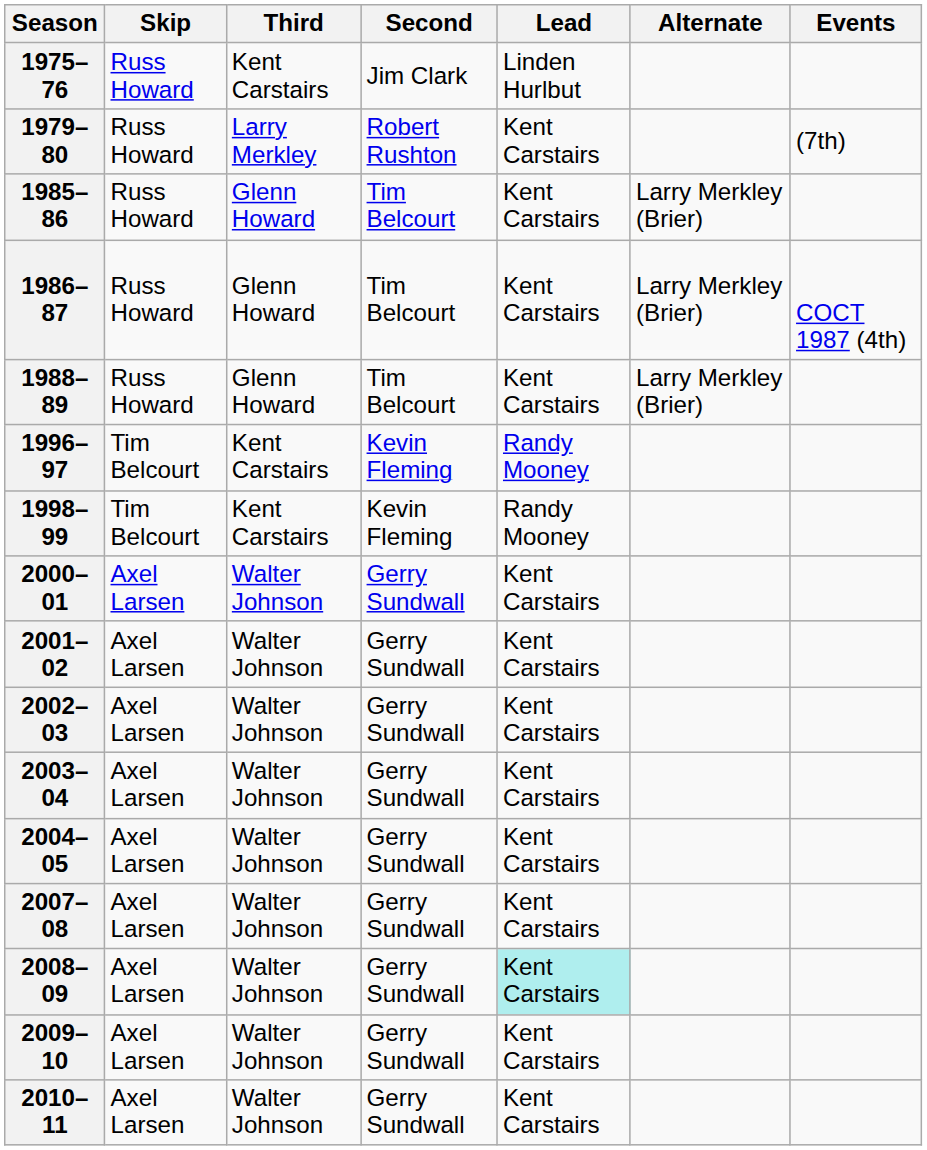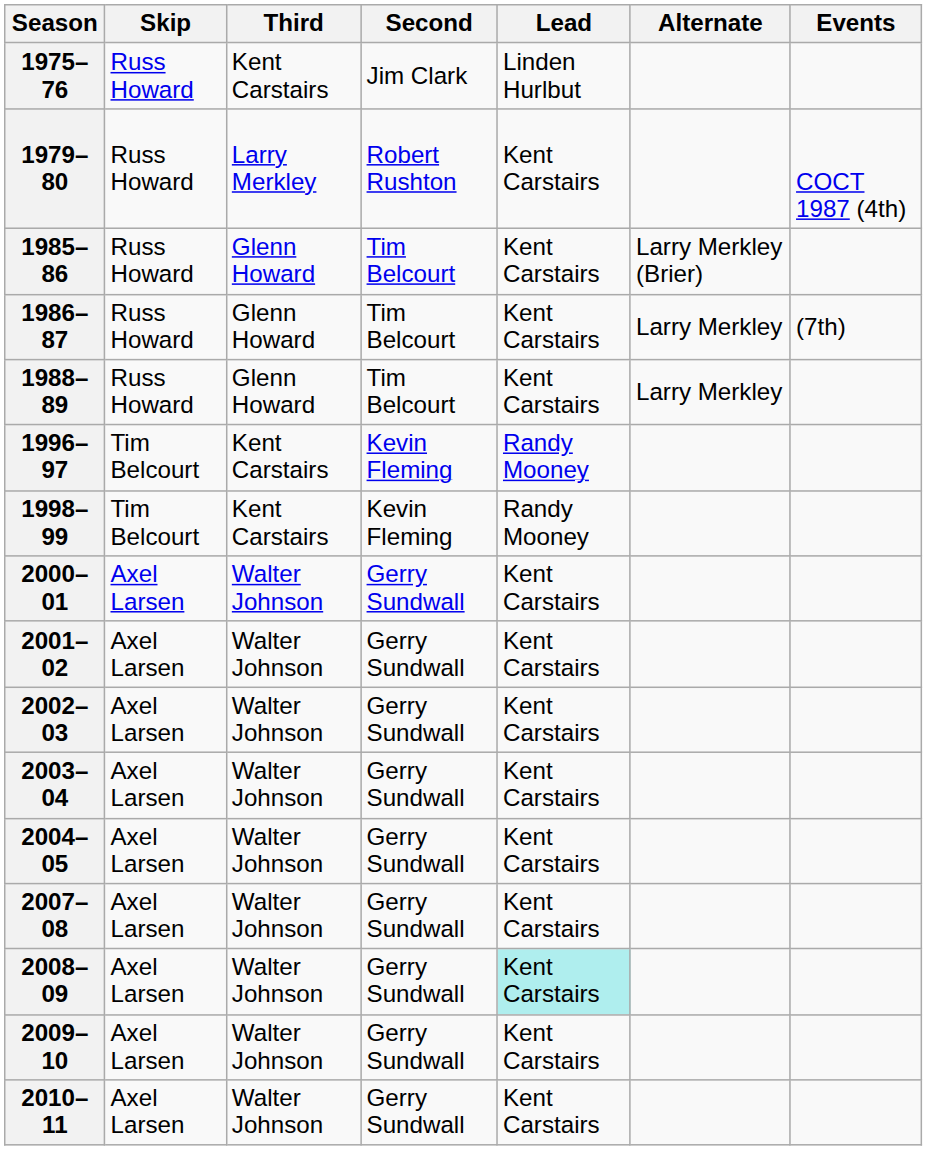(821, 141) (7th) -> (851, 195) COCT 1987 (4th)
(709, 299) Larry Merkley (Brier) -> (709, 326) Larry Merkley
(851, 326) COCT 1987 (4th) -> (821, 326) (7th)
(709, 391) Larry Merkley (Brier) -> (709, 391) Larry Merkley
